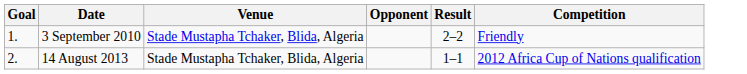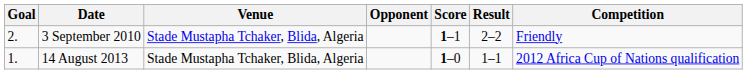+ column: (450, 15)
(13, 36) 1. -> (13, 36) 2.
(13, 58) 2. -> (13, 58) 1.
